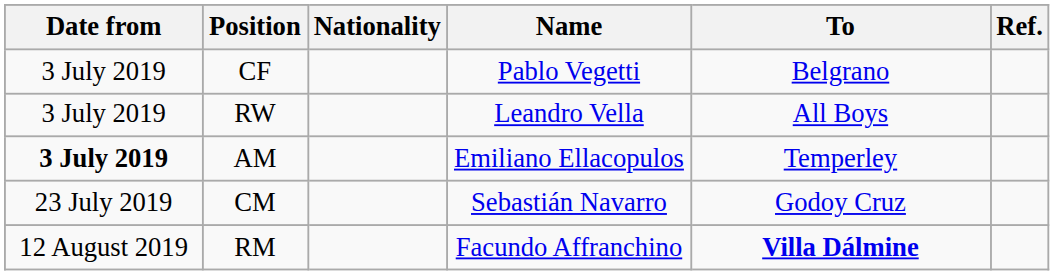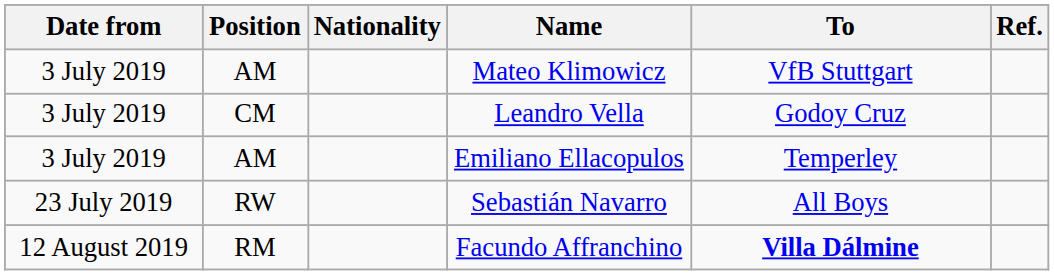+ row: (569, 70)
- row: (569, 70)
(255, 114) RW -> (255, 114) CM
(840, 114) All Boys -> (840, 114) Godoy Cruz
(104, 158) bold -> (104, 158) normal
(255, 202) CM -> (255, 202) RW
(840, 202) Godoy Cruz -> (840, 202) All Boys
